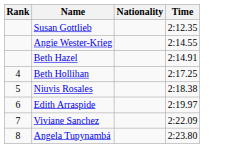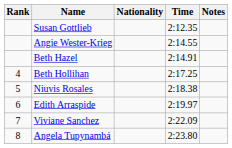+ column: (213, 12)
